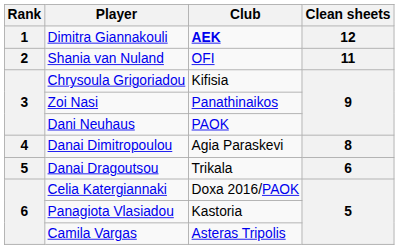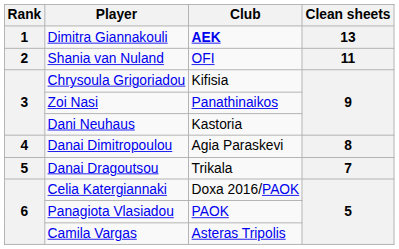(348, 37) 12 -> (348, 37) 13
(210, 124) PAOK -> (217, 124) Kastoria
(348, 168) 6 -> (348, 168) 7
(217, 211) Kastoria -> (210, 211) PAOK
